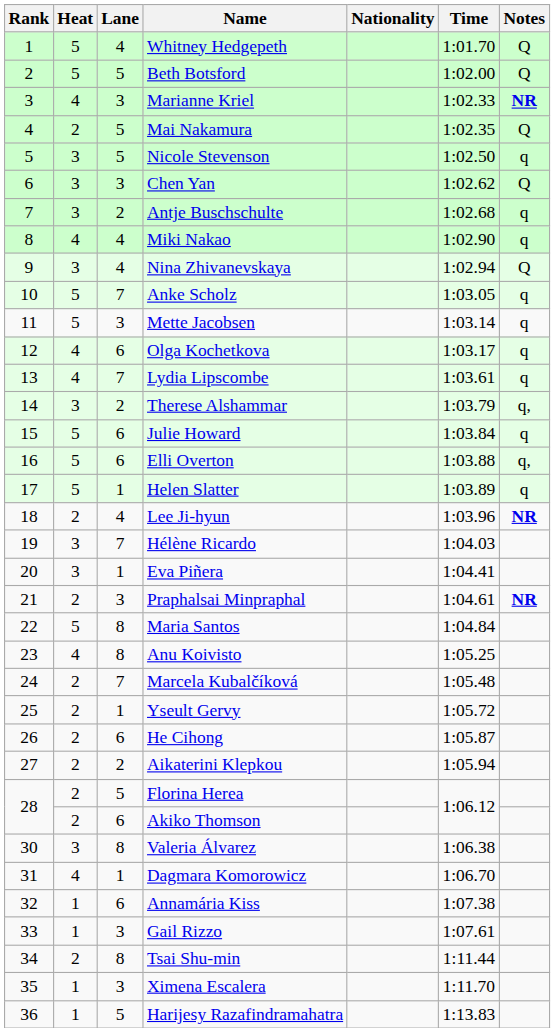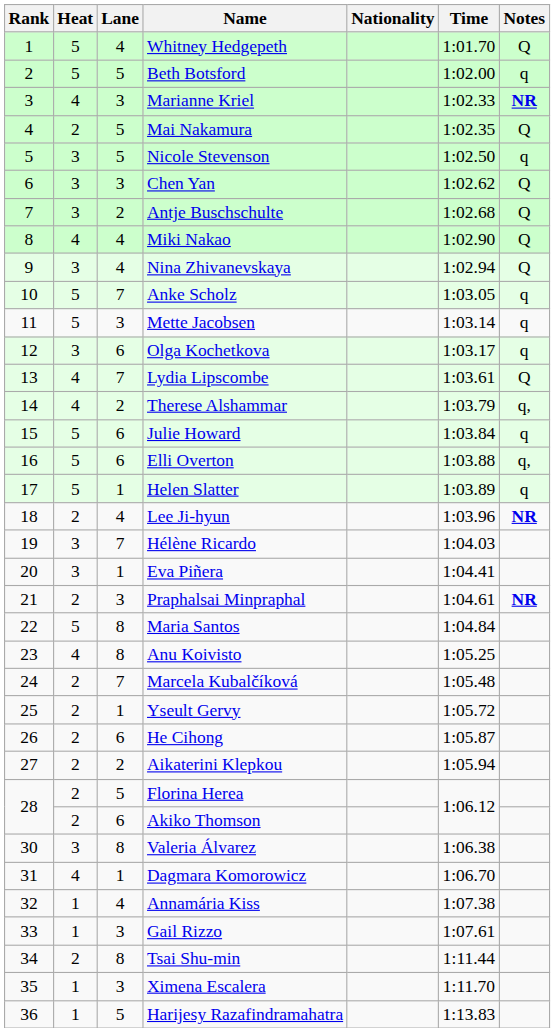(524, 73) Q -> (524, 73) q
(524, 211) q -> (524, 211) Q
(524, 239) q -> (524, 239) Q
(75, 350) 4 -> (75, 350) 3
(524, 377) q -> (524, 377) Q
(75, 405) 3 -> (75, 405) 4
(120, 903) 6 -> (120, 903) 4
